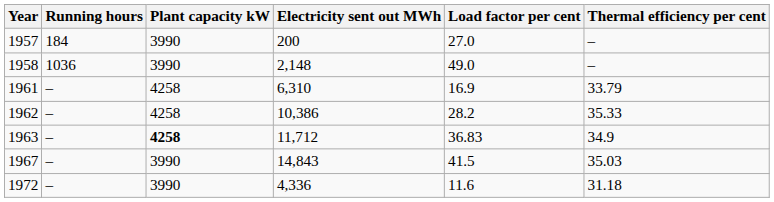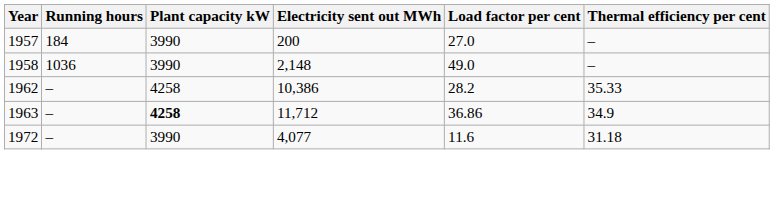- row: (23, 88)
(465, 137) 36.83 -> (465, 112) 36.86
- row: (23, 161)
(294, 185) 4,336 -> (294, 137) 4,077
